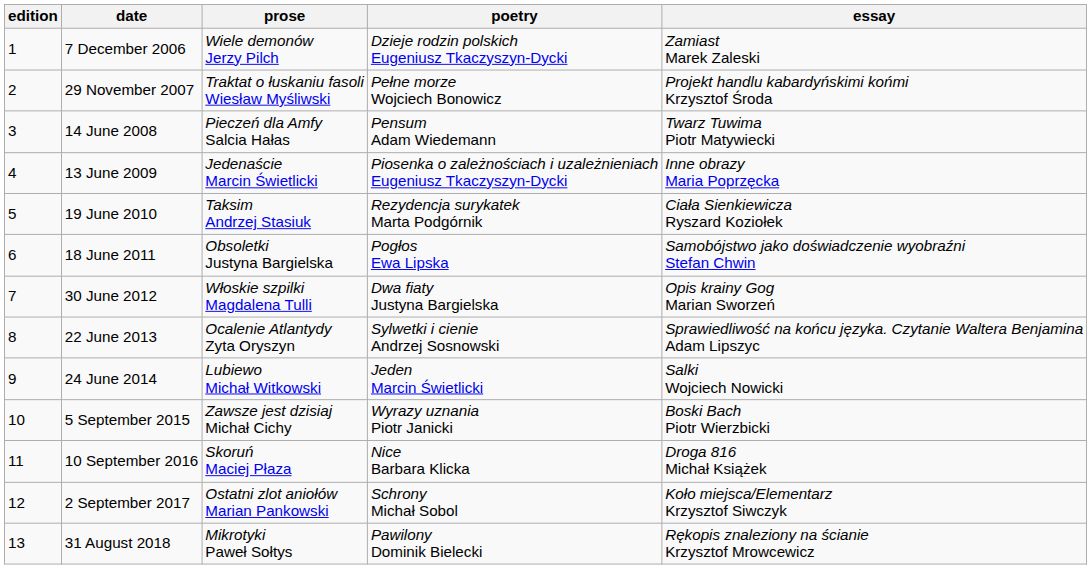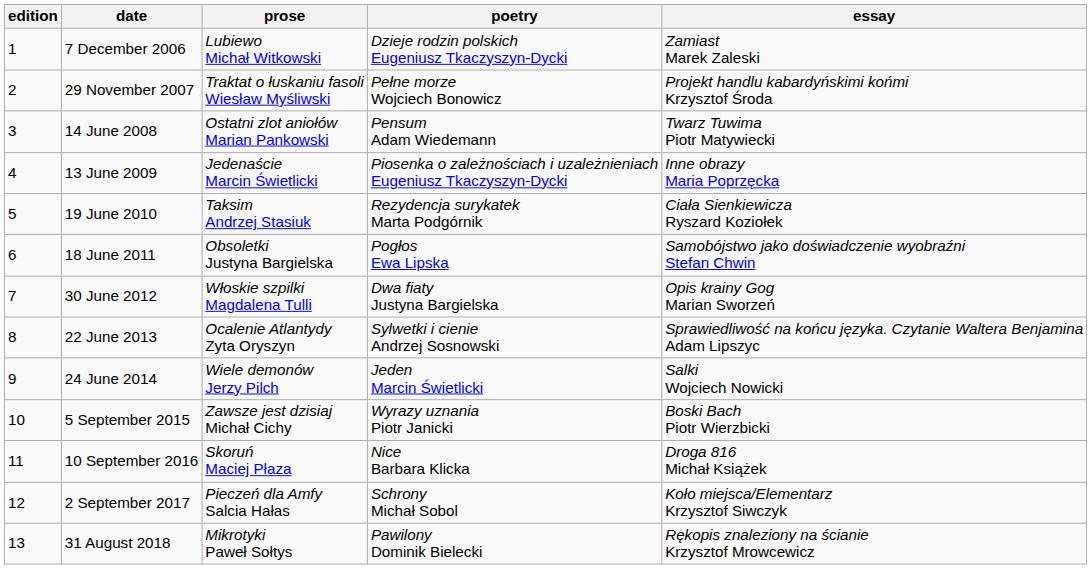(259, 49) Wiele demonów Jerzy Pilch -> (263, 49) Lubiewo Michał Witkowski
(264, 131) Pieczeń dla Amfy Salcia Hałas -> (271, 131) Ostatni zlot aniołów Marian Pankowski
(263, 378) Lubiewo Michał Witkowski -> (259, 378) Wiele demonów Jerzy Pilch
(271, 502) Ostatni zlot aniołów Marian Pankowski -> (264, 502) Pieczeń dla Amfy Salcia Hałas
